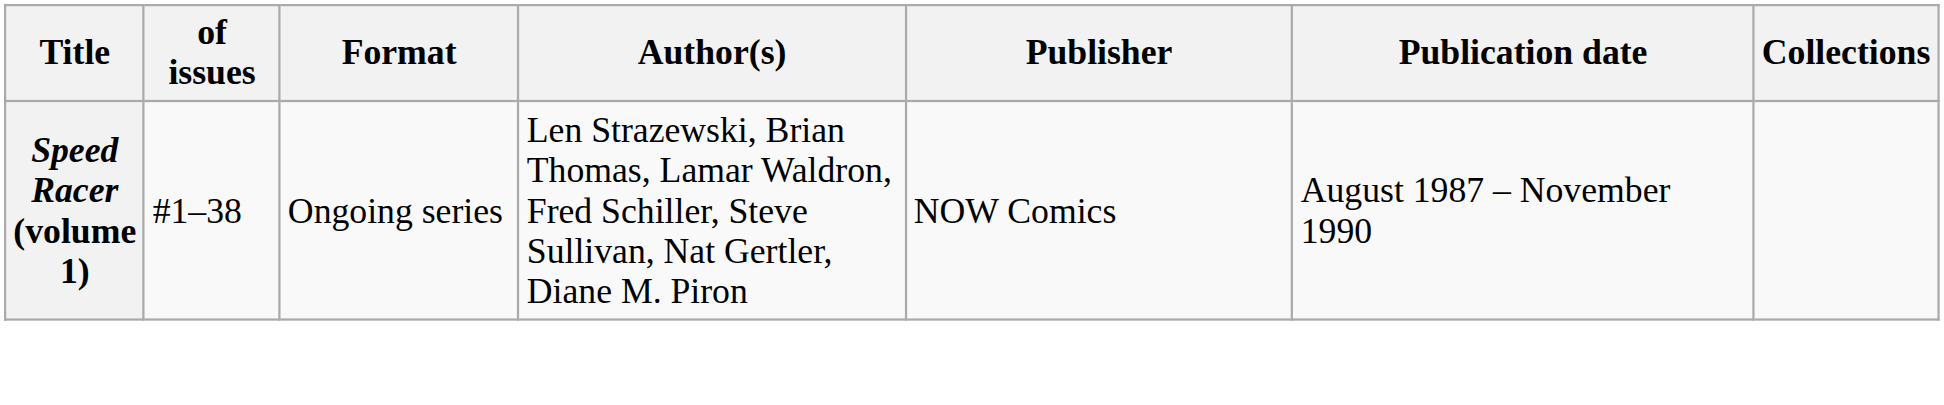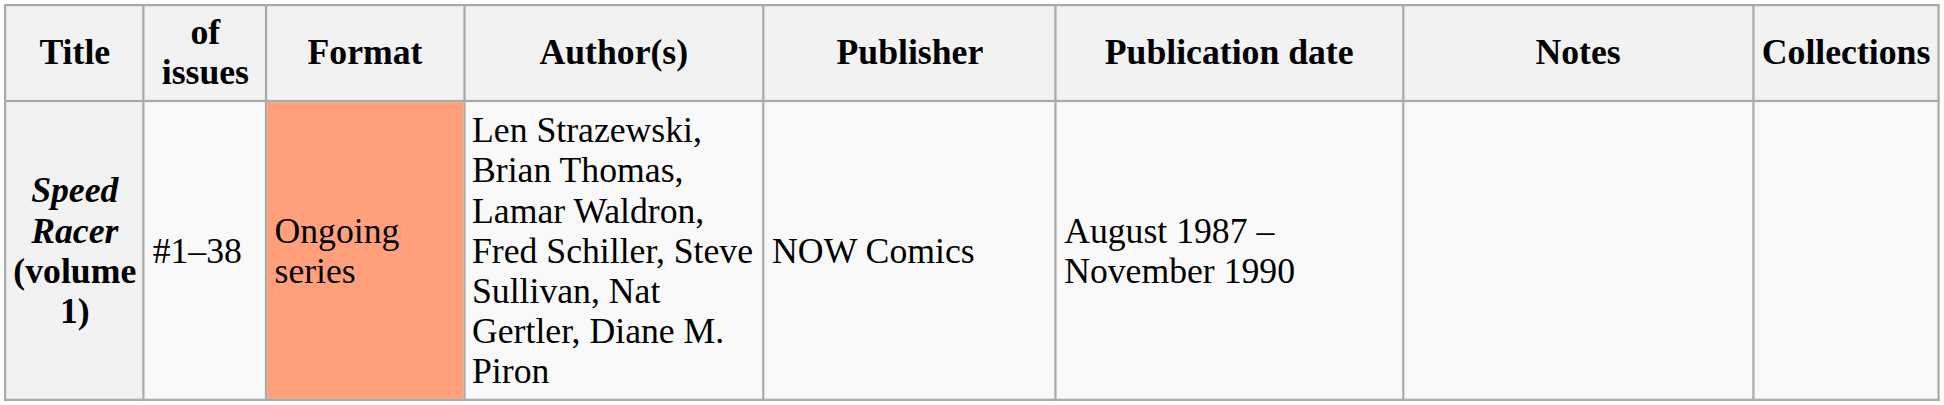+ column: (1578, 52)
(395, 209) no background -> (337, 249) lightsalmon background
